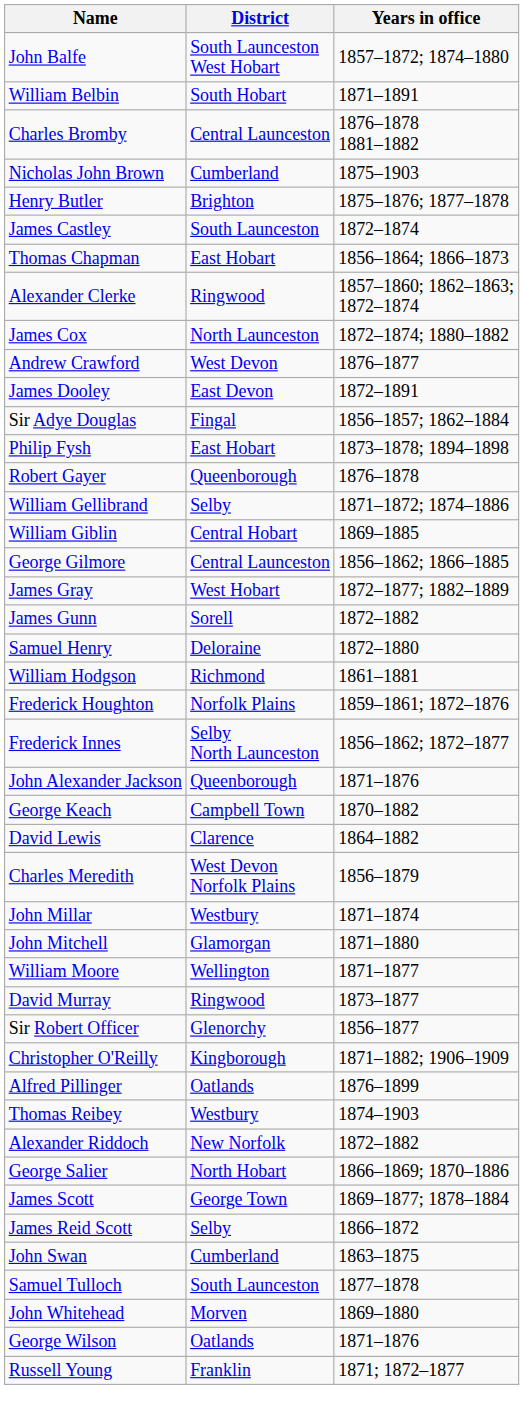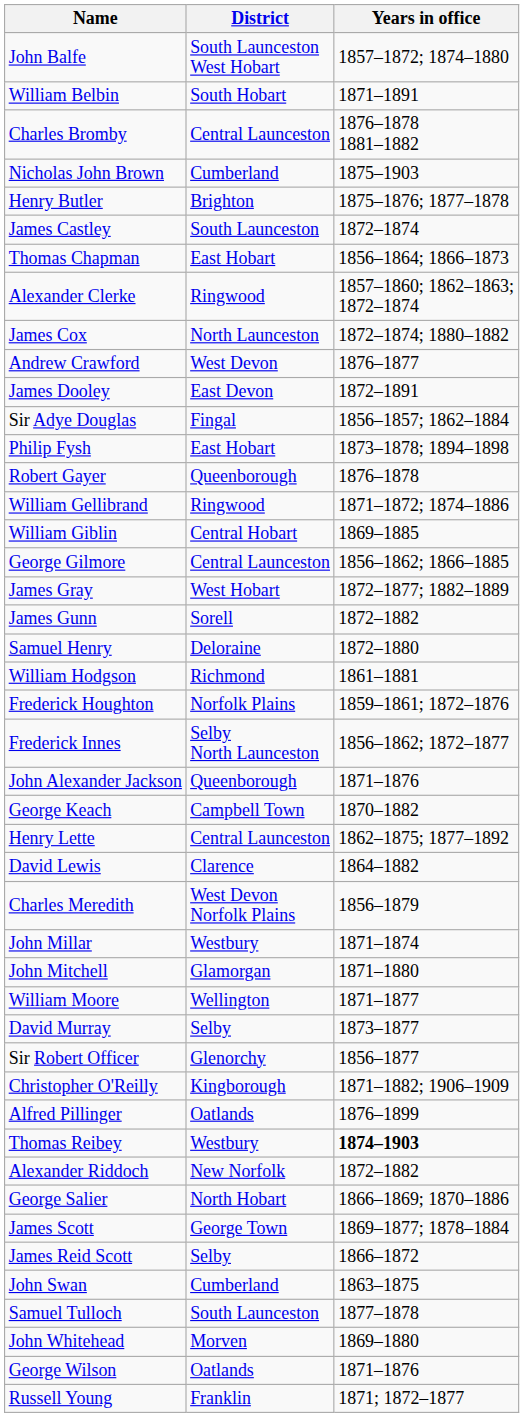(211, 505) Selby -> (227, 505) Ringwood
+ row: (52, 838)
(227, 1000) Ringwood -> (211, 1028) Selby
(379, 1114) normal -> (379, 1142) bold
